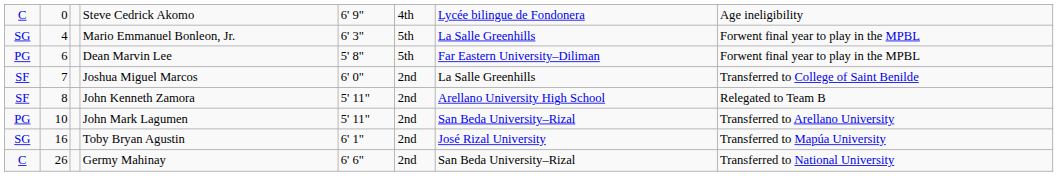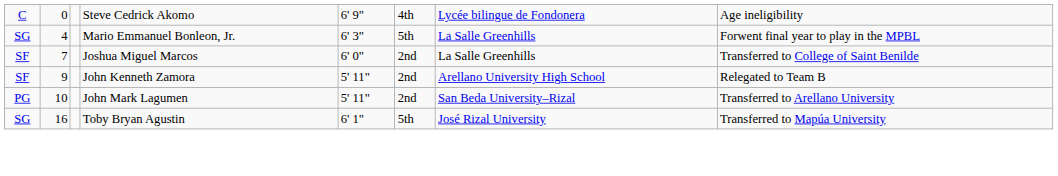- row: (127, 56)
(64, 98) 8 -> (64, 77) 9
(407, 139) 2nd -> (406, 119) 5th
- row: (124, 160)
